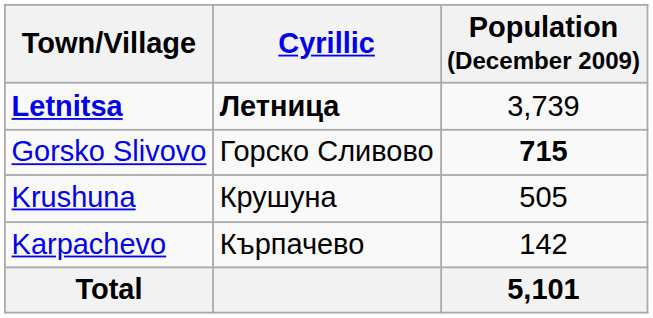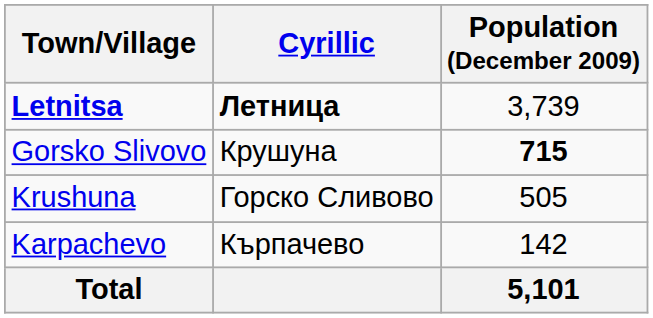(327, 151) Горско Сливово -> (278, 151) Крушуна
(278, 197) Крушуна -> (327, 197) Горско Сливово
